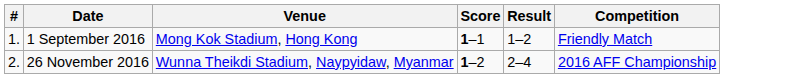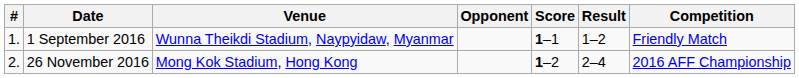+ column: (494, 16)
(257, 39) Mong Kok Stadium, Hong Kong -> (305, 39) Wunna Theikdi Stadium, Naypyidaw, Myanmar
(305, 62) Wunna Theikdi Stadium, Naypyidaw, Myanmar -> (257, 62) Mong Kok Stadium, Hong Kong
